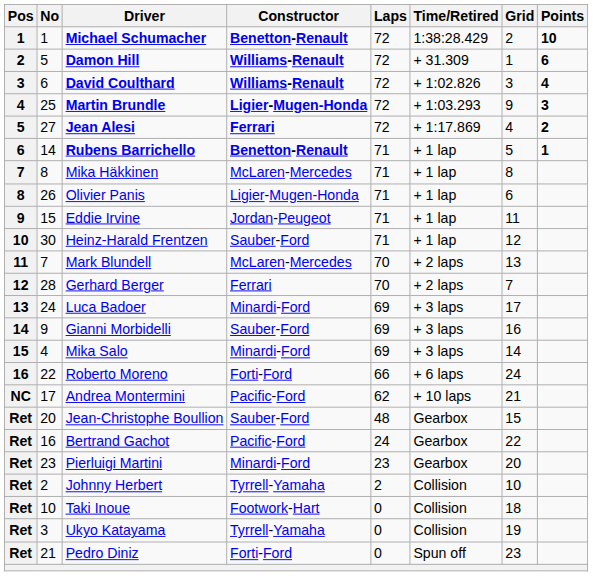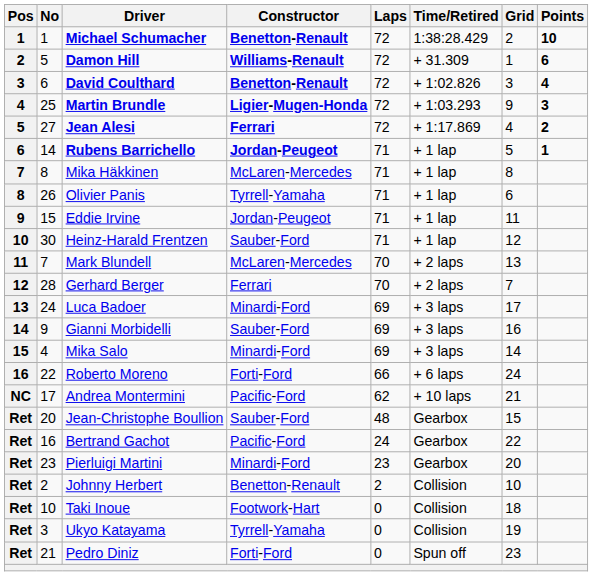(287, 83) Williams-Renault -> (289, 83) Benetton-Renault
(289, 150) Benetton-Renault -> (284, 150) Jordan-Peugeot
(294, 195) Ligier-Mugen-Honda -> (277, 195) Tyrrell-Yamaha
(277, 486) Tyrrell-Yamaha -> (285, 486) Benetton-Renault
